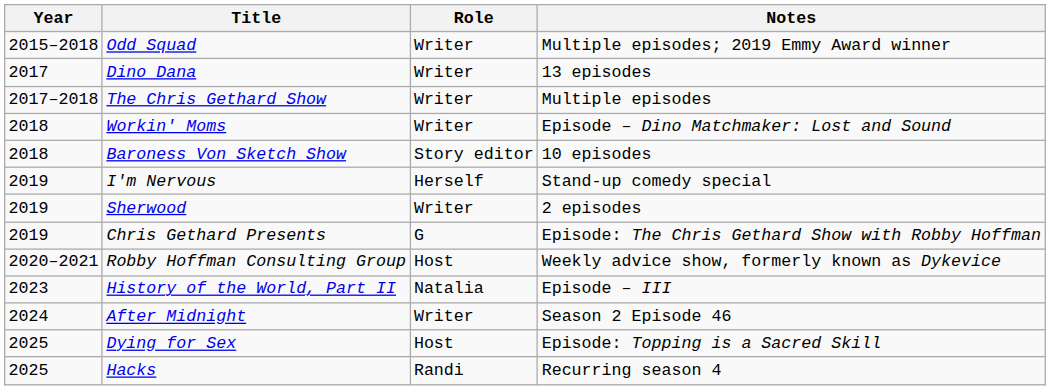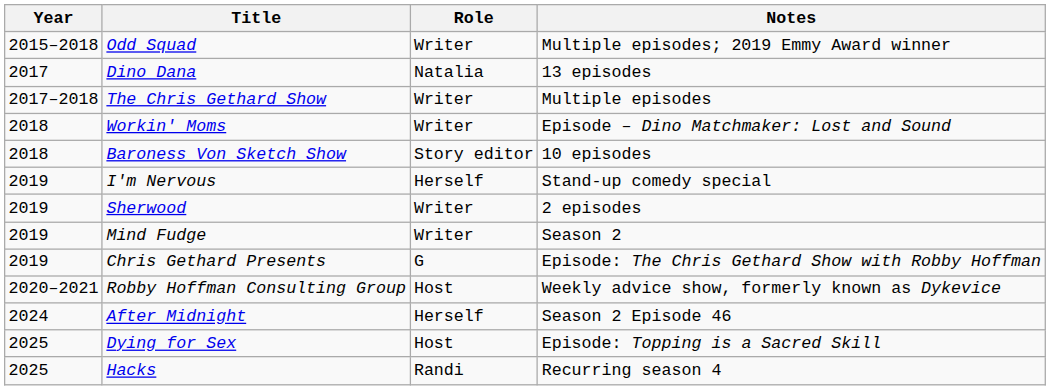(444, 72) Writer -> (449, 72) Natalia
+ row: (156, 235)
- row: (251, 289)
(444, 317) Writer -> (449, 317) Herself
